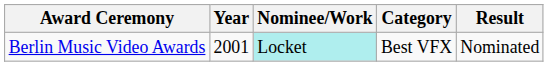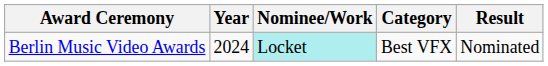(231, 46) 2001 -> (231, 46) 2024
